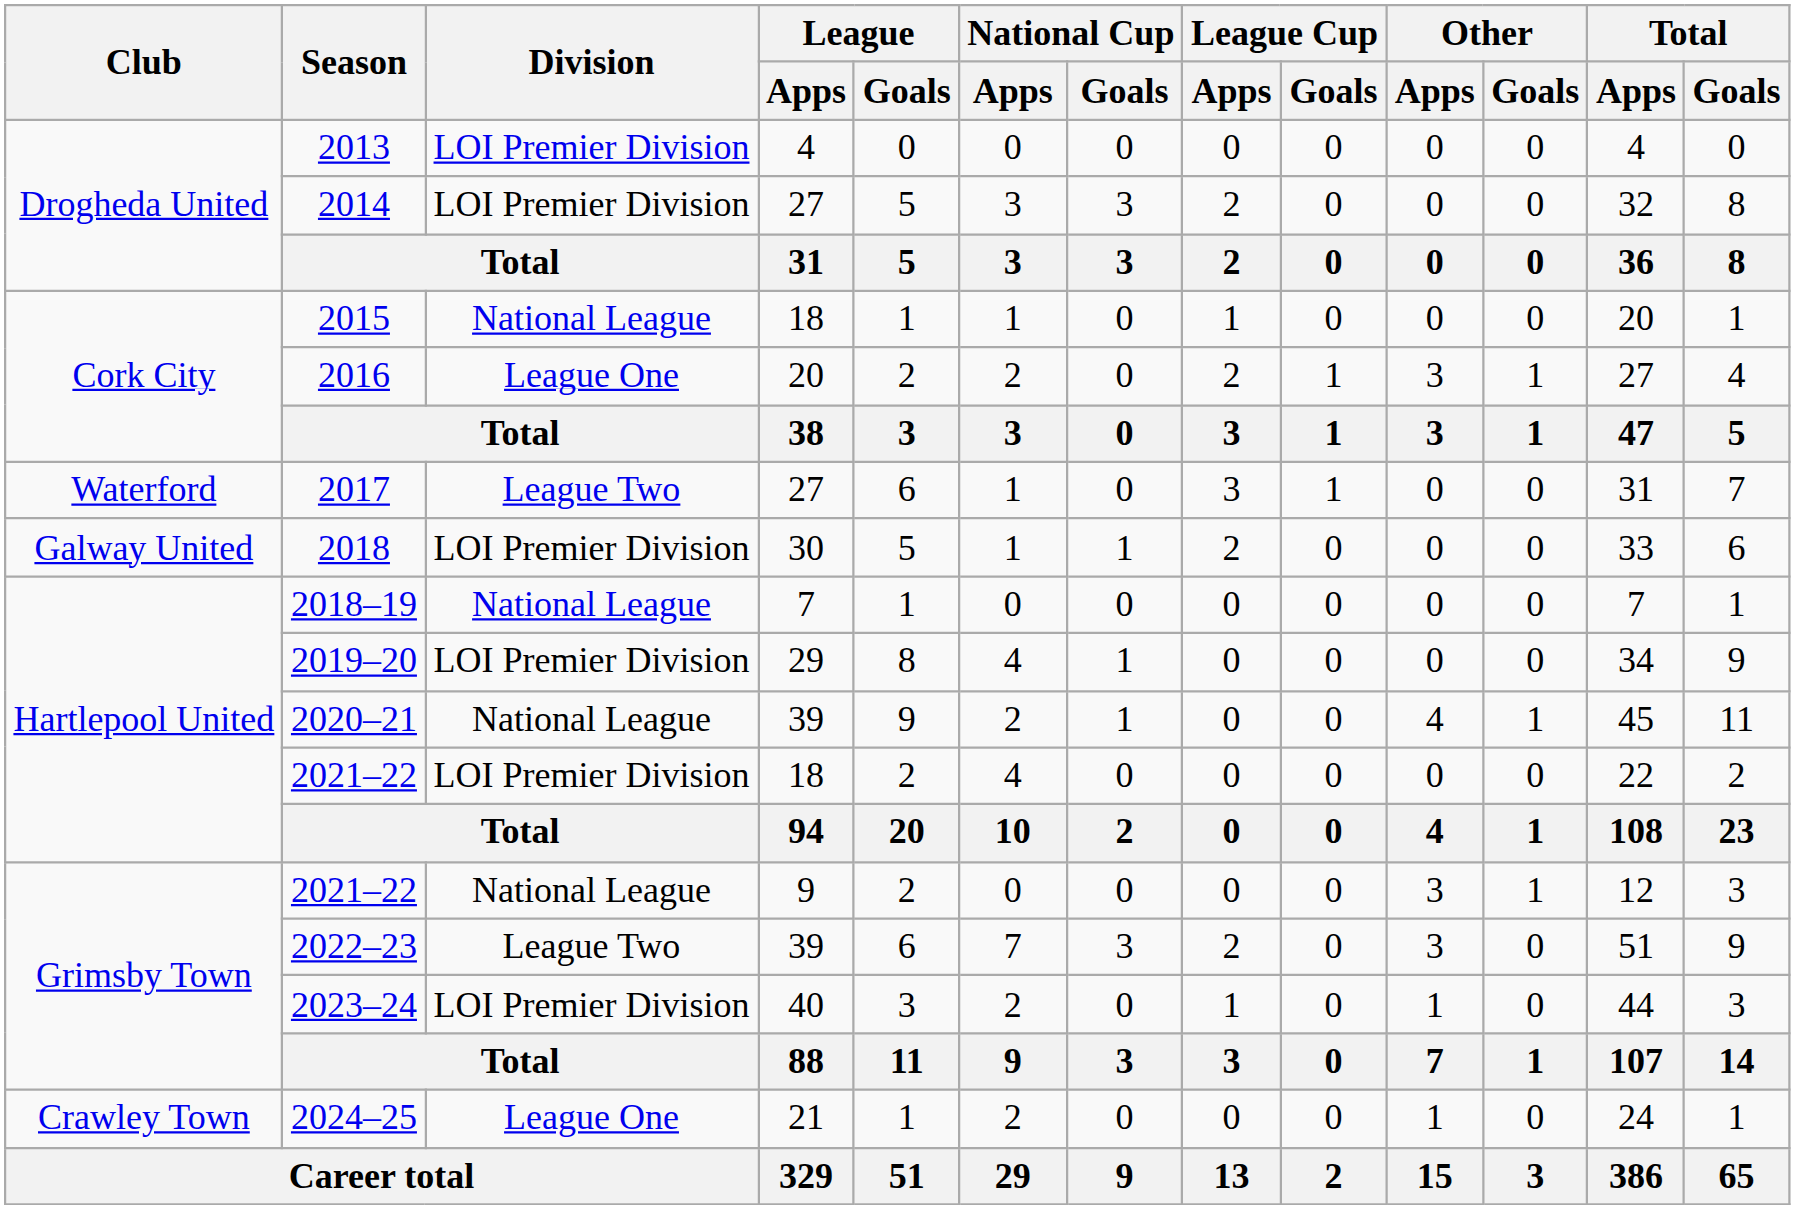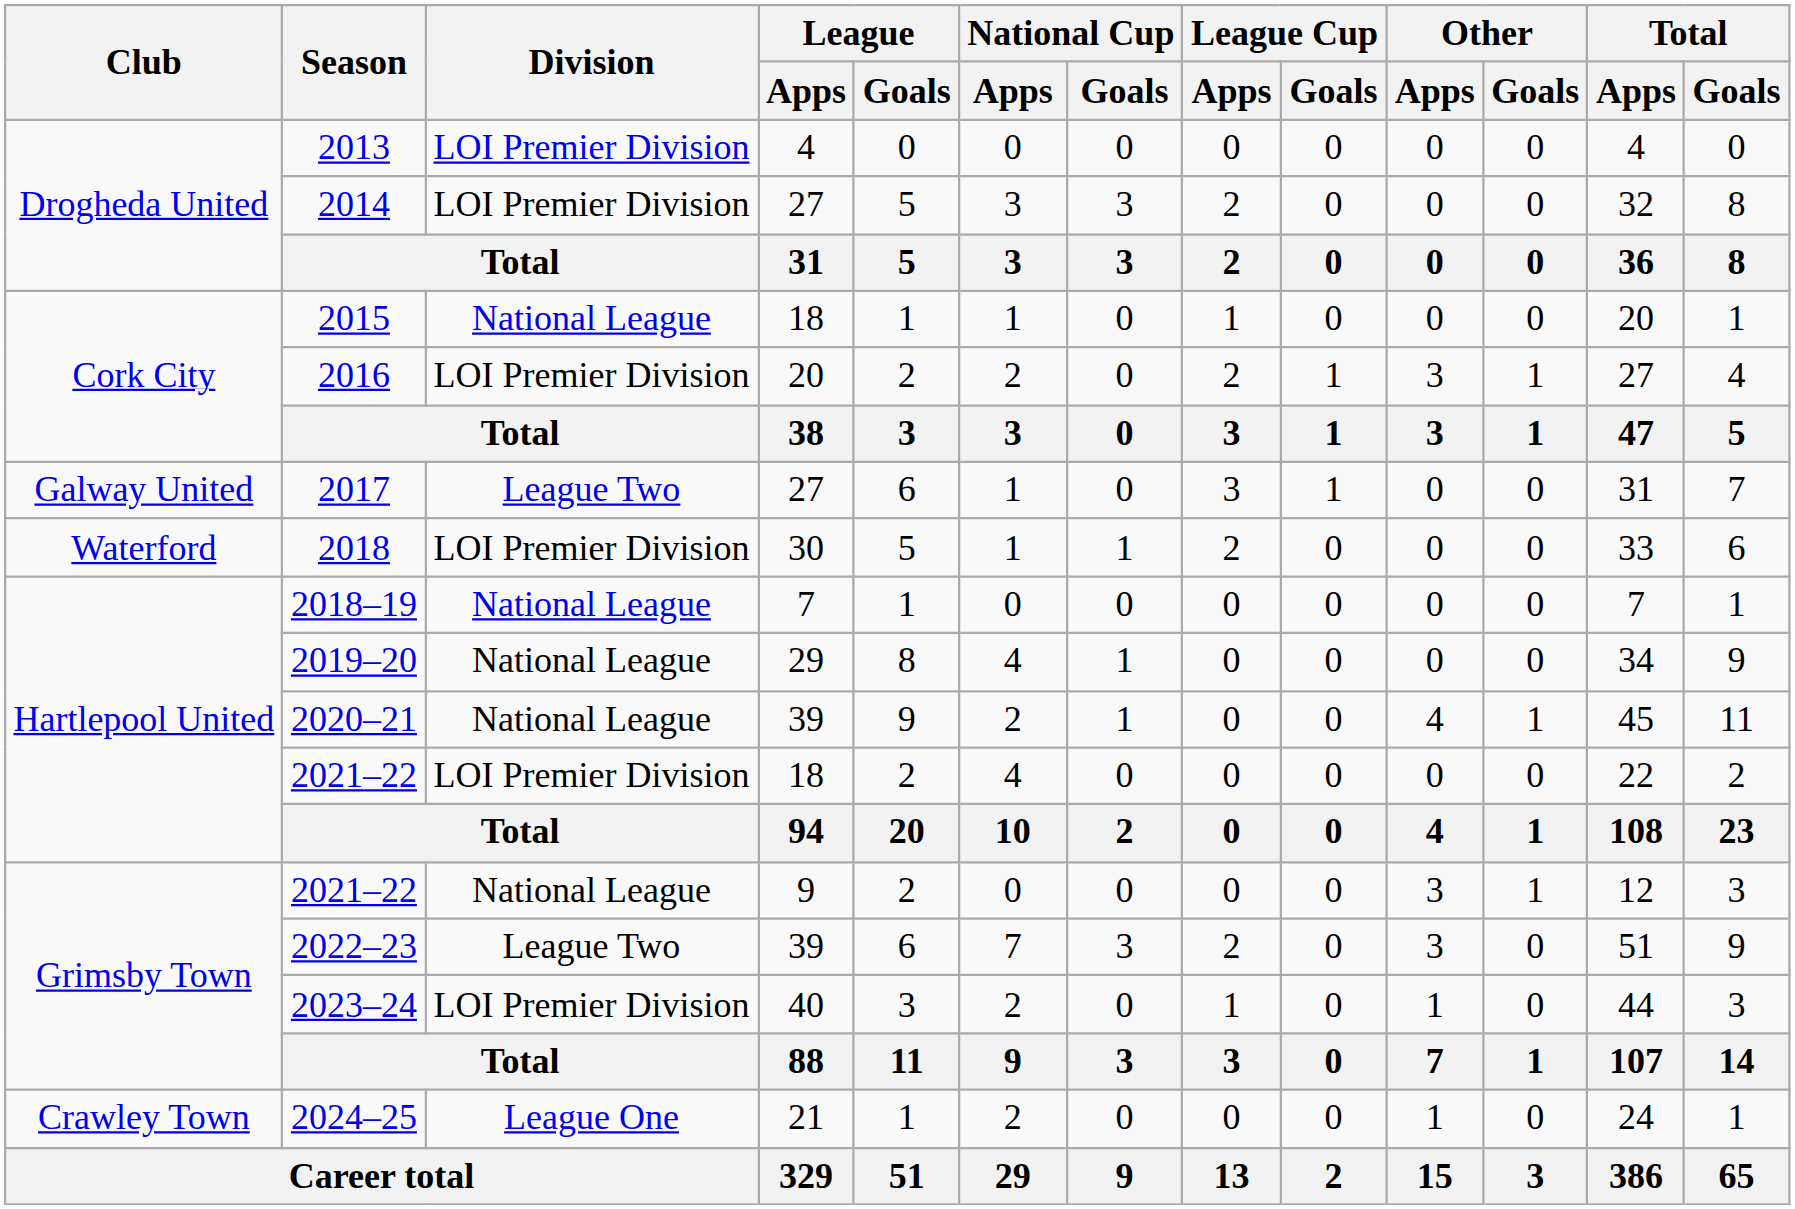(592, 375) League One -> (592, 375) LOI Premier Division
(144, 489) Waterford -> (144, 489) Galway United
(144, 546) Galway United -> (144, 546) Waterford
(592, 661) LOI Premier Division -> (592, 661) National League
